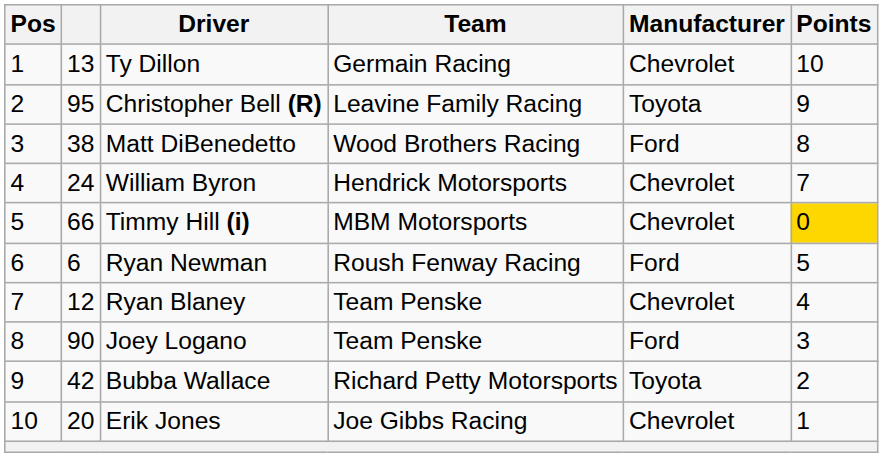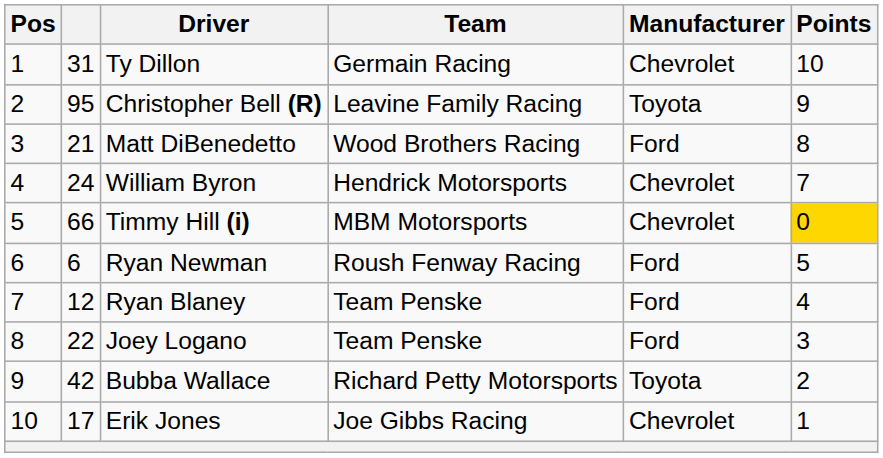(81, 63) 13 -> (81, 63) 31
(81, 142) 38 -> (81, 142) 21
(682, 301) Chevrolet -> (654, 301) Ford
(81, 341) 90 -> (81, 341) 22
(81, 420) 20 -> (81, 420) 17
